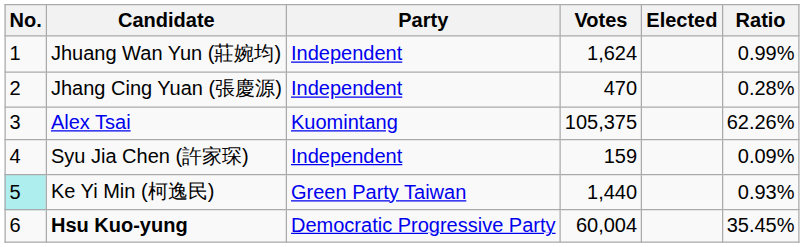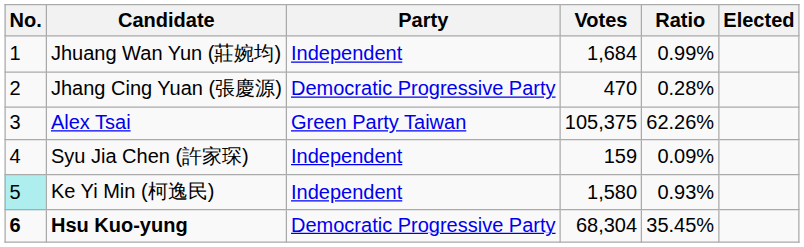columns swapped: (761, 20) <-> (682, 20)
(612, 53) 1,624 -> (612, 53) 1,684
(347, 89) Independent -> (423, 89) Democratic Progressive Party
(344, 123) Kuomintang -> (379, 123) Green Party Taiwan
(379, 192) Green Party Taiwan -> (347, 192) Independent
(612, 192) 1,440 -> (612, 192) 1,580
(15, 225) normal -> (15, 225) bold
(606, 225) 60,004 -> (606, 225) 68,304
